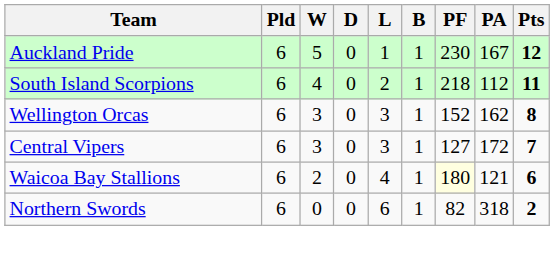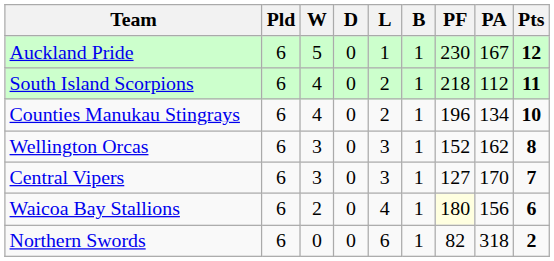+ row: (125, 114)
(494, 146) 172 -> (494, 177) 170
(494, 177) 121 -> (494, 209) 156
